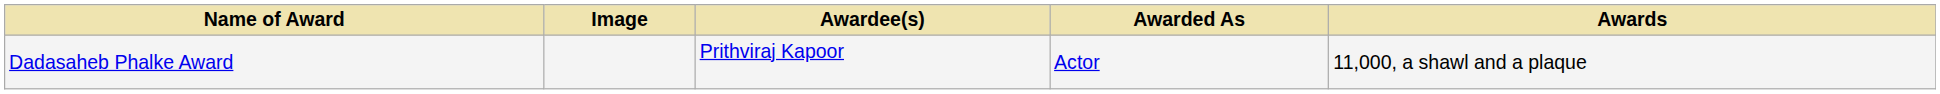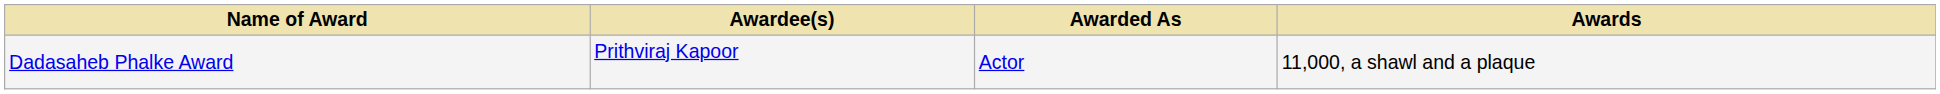- column: (620, 19)
